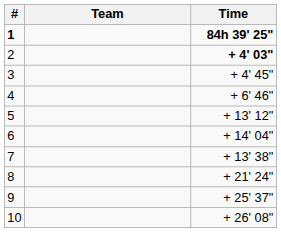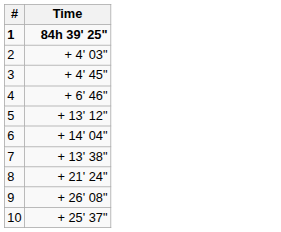- column: (107, 14)
(251, 55) bold -> (86, 55) normal
(248, 197) + 25' 37" -> (82, 197) + 26' 08"
(248, 217) + 26' 08" -> (82, 217) + 25' 37"
